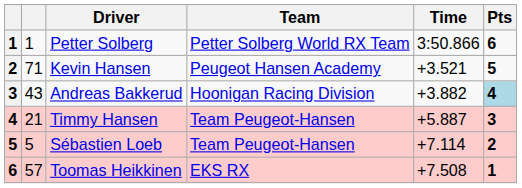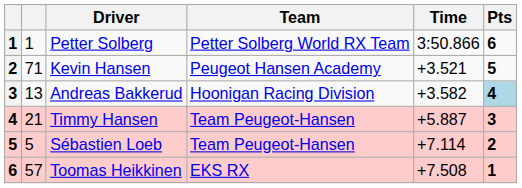(34, 94) 43 -> (34, 94) 13
(442, 94) +3.882 -> (442, 94) +3.582
